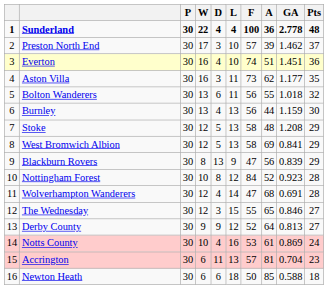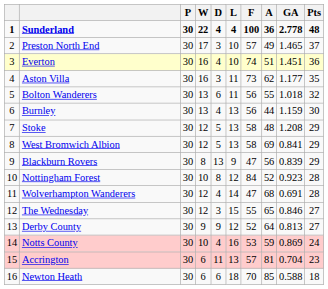(269, 45) 39 -> (269, 45) 49
(291, 45) 1.462 -> (291, 45) 1.465
(269, 243) 61 -> (269, 243) 59
(251, 276) 50 -> (251, 276) 70
